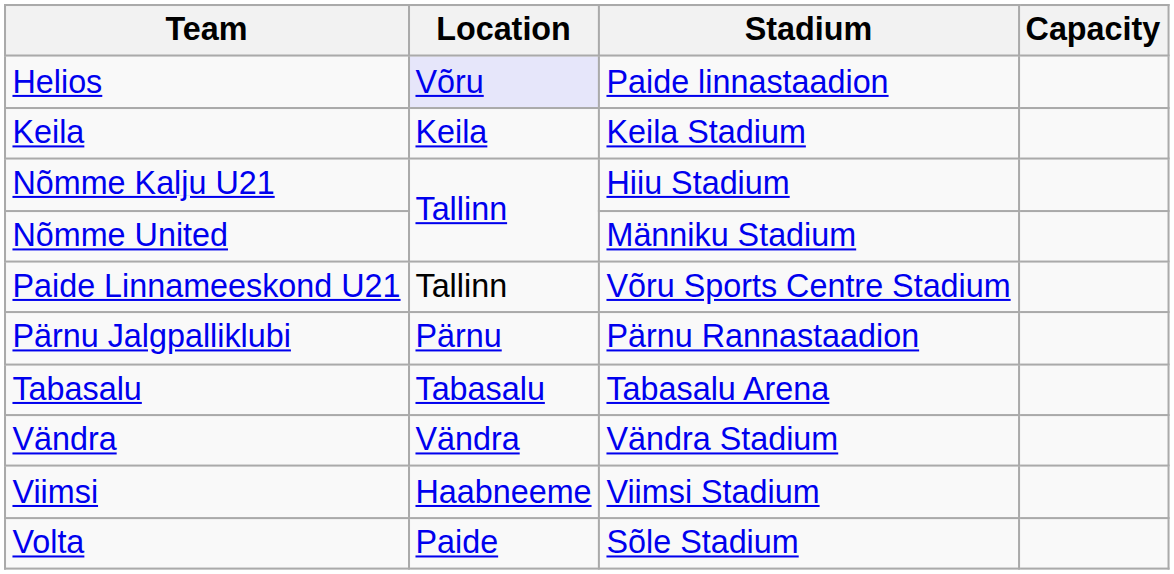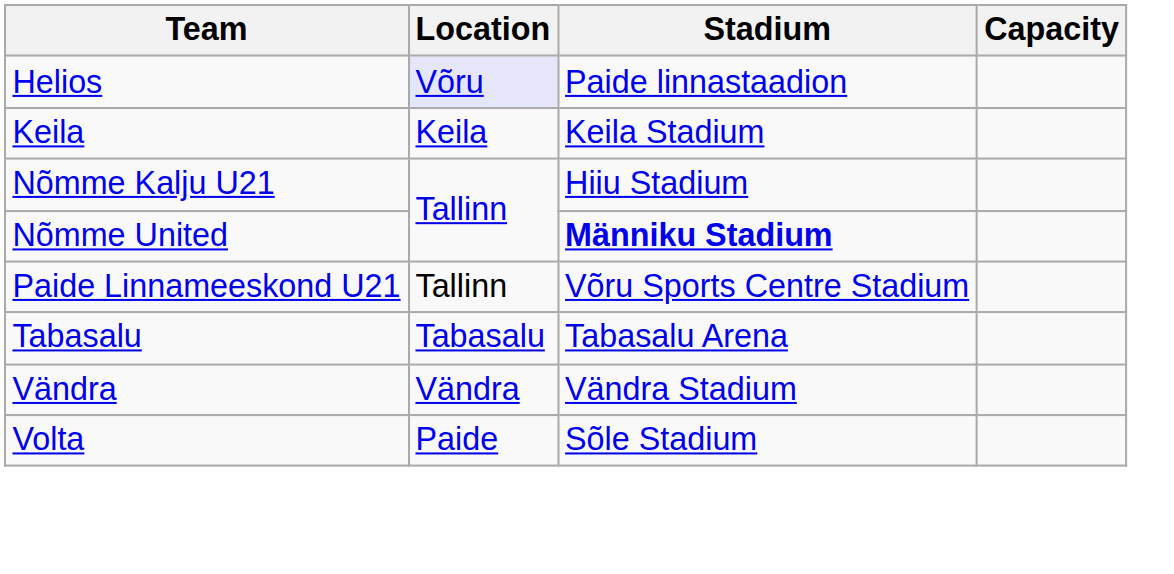(731, 235) normal -> (699, 235) bold
- row: (152, 337)
- row: (55, 491)
